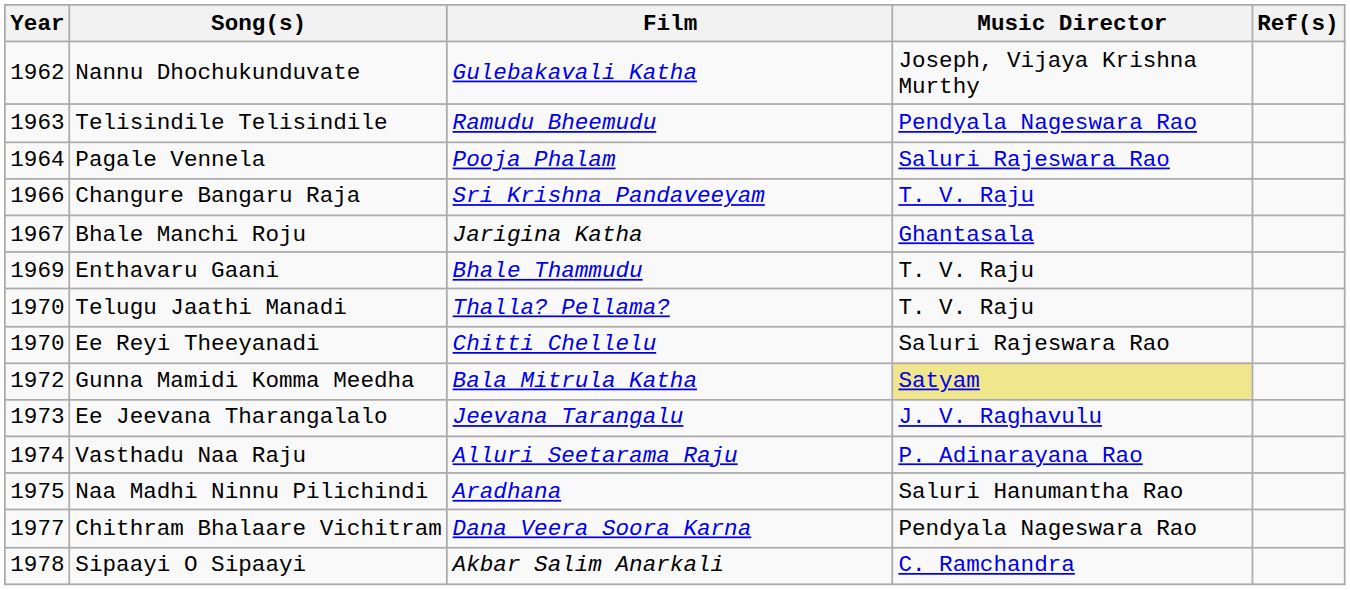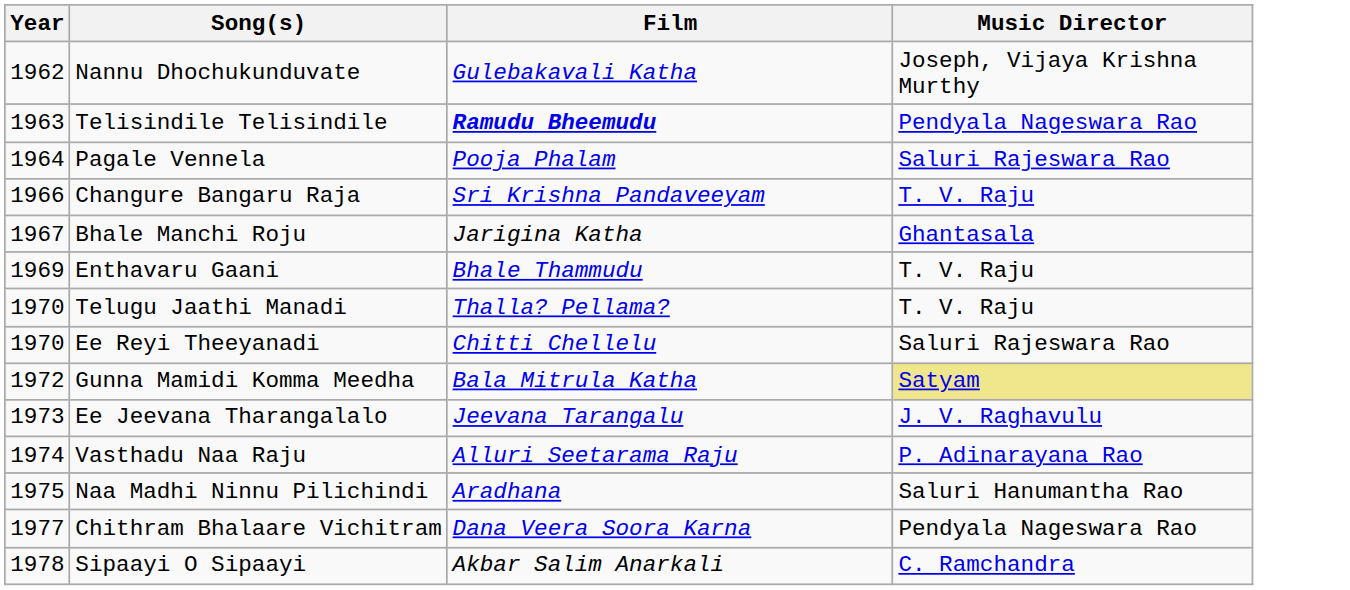- column: (1298, 23)
(554, 123) normal -> (554, 123) bold
